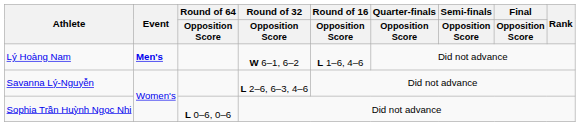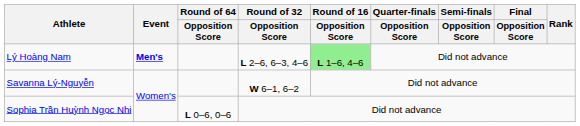(274, 63) W 6–1, 6–2 -> (274, 63) L 2–6, 6–3, 4–6
(340, 63) no background -> (340, 63) lightgreen background
(274, 89) L 2–6, 6–3, 4–6 -> (274, 89) W 6–1, 6–2
